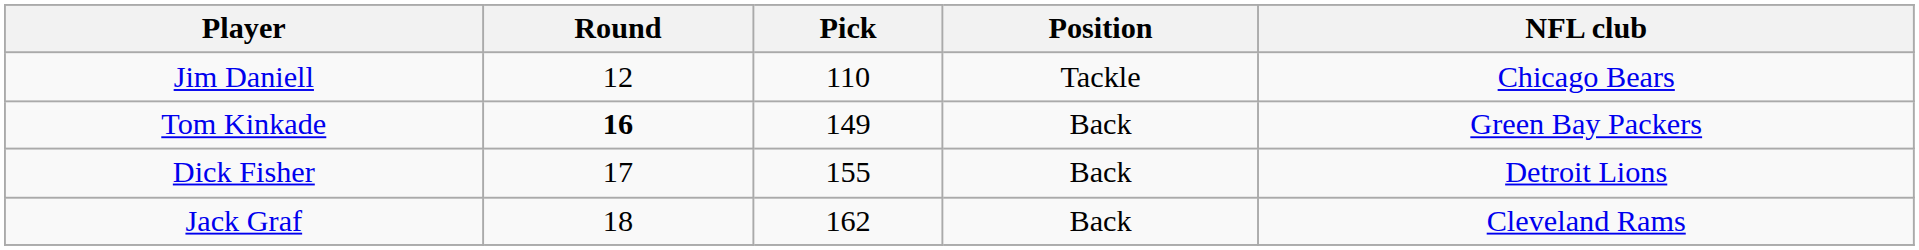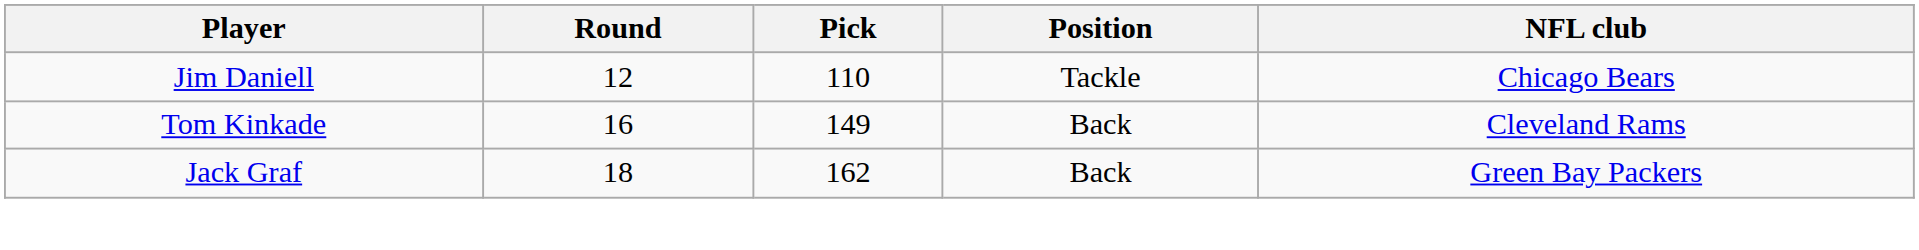(618, 124) bold -> (618, 124) normal
(1586, 124) Green Bay Packers -> (1586, 124) Cleveland Rams
- row: (244, 172)
(1586, 220) Cleveland Rams -> (1586, 172) Green Bay Packers
